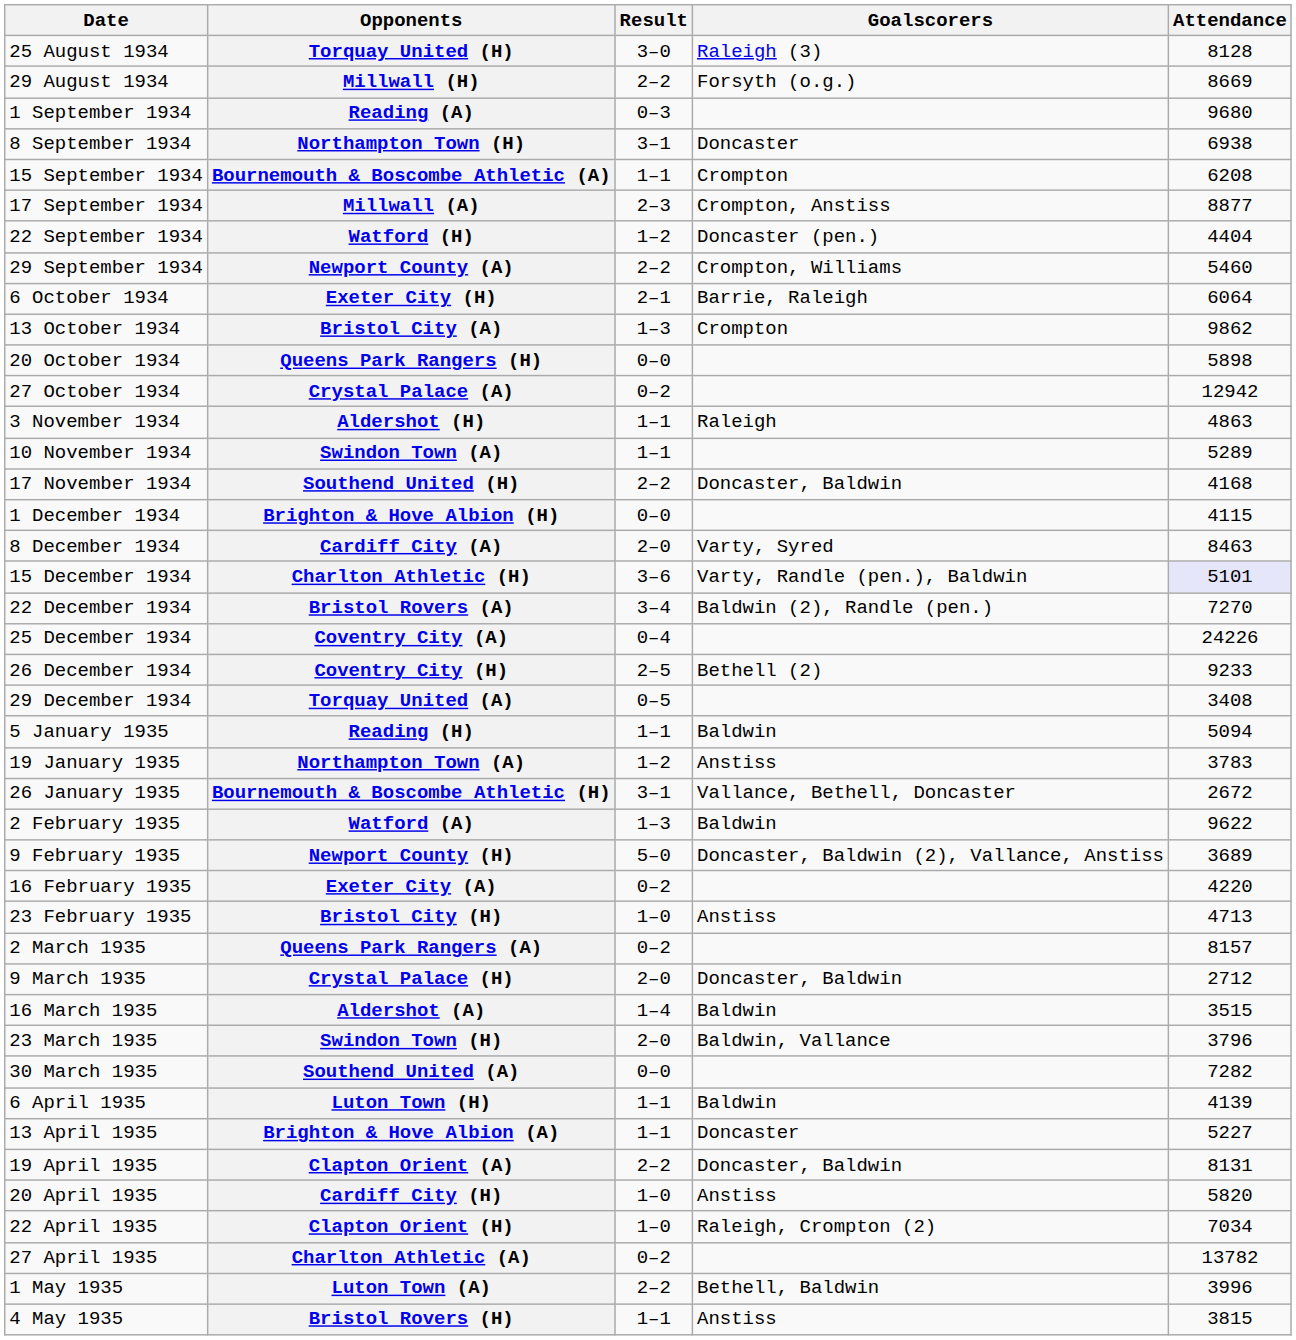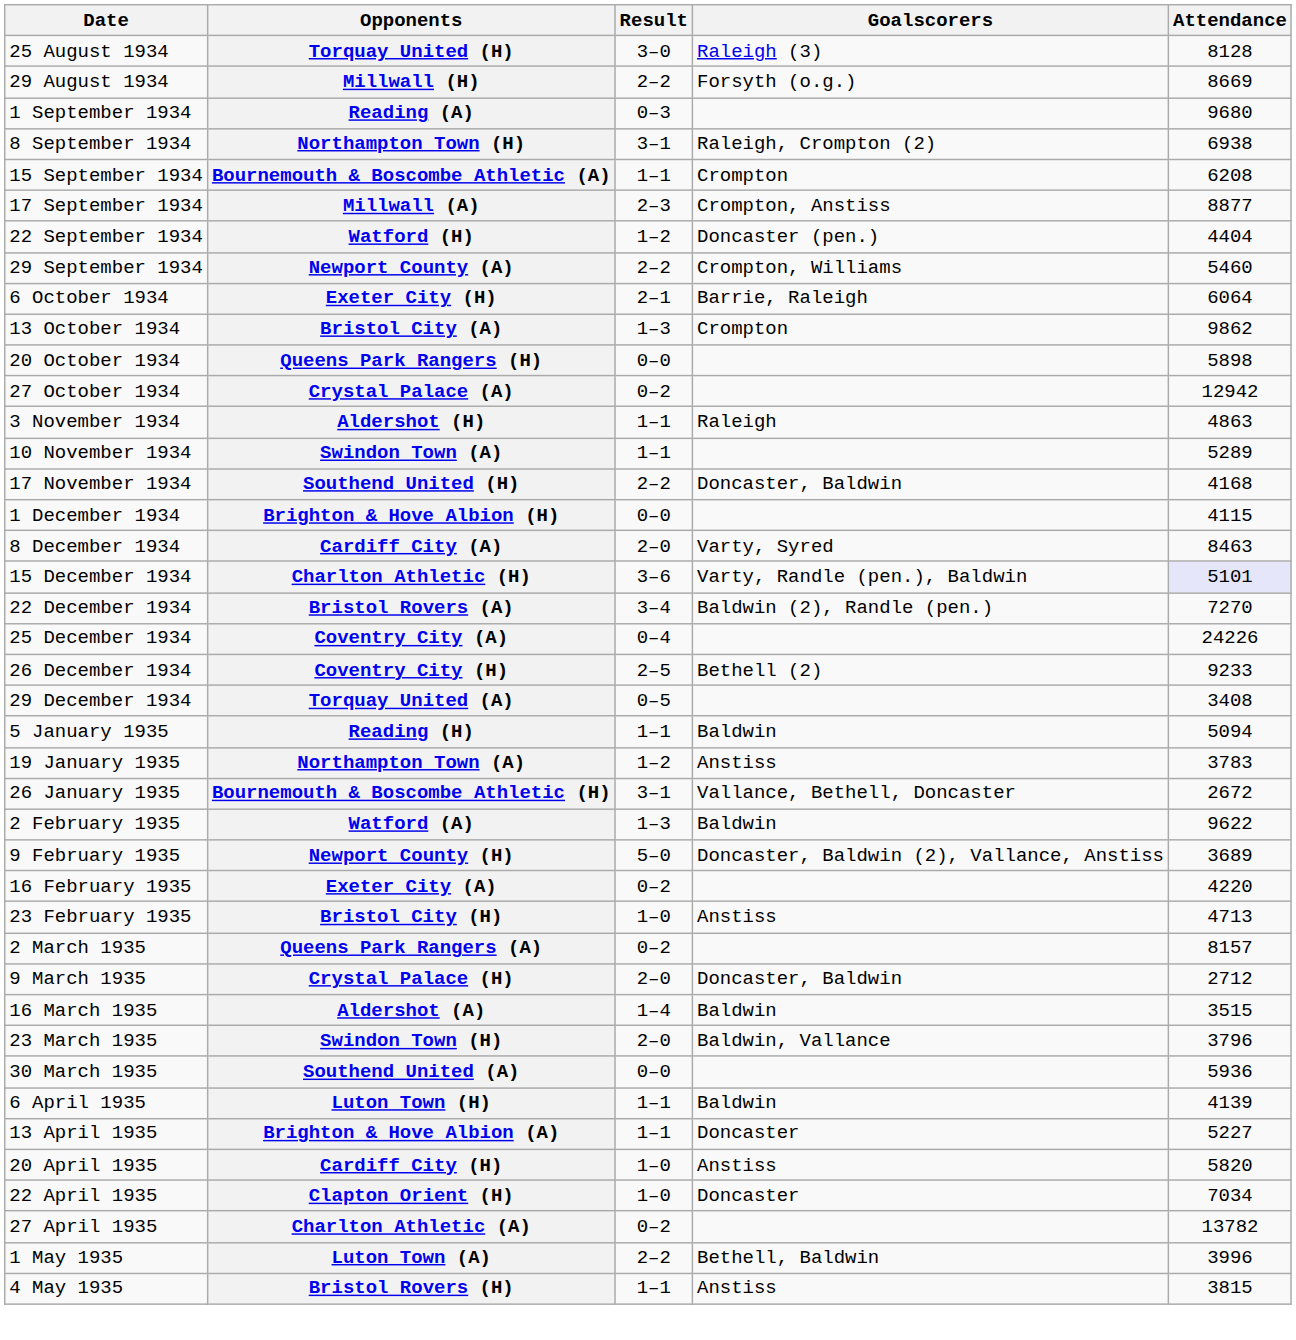(748, 144) Doncaster -> (817, 144) Raleigh, Crompton (2)
(1230, 1072) 7282 -> (1230, 1072) 5936
- row: (411, 1165)
(817, 1227) Raleigh, Crompton (2) -> (748, 1196) Doncaster
